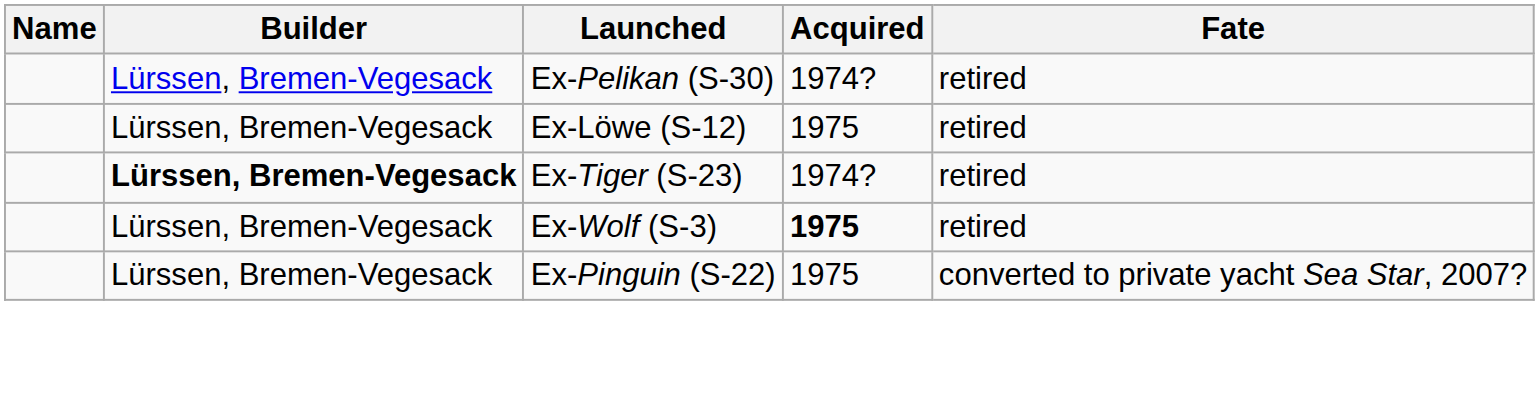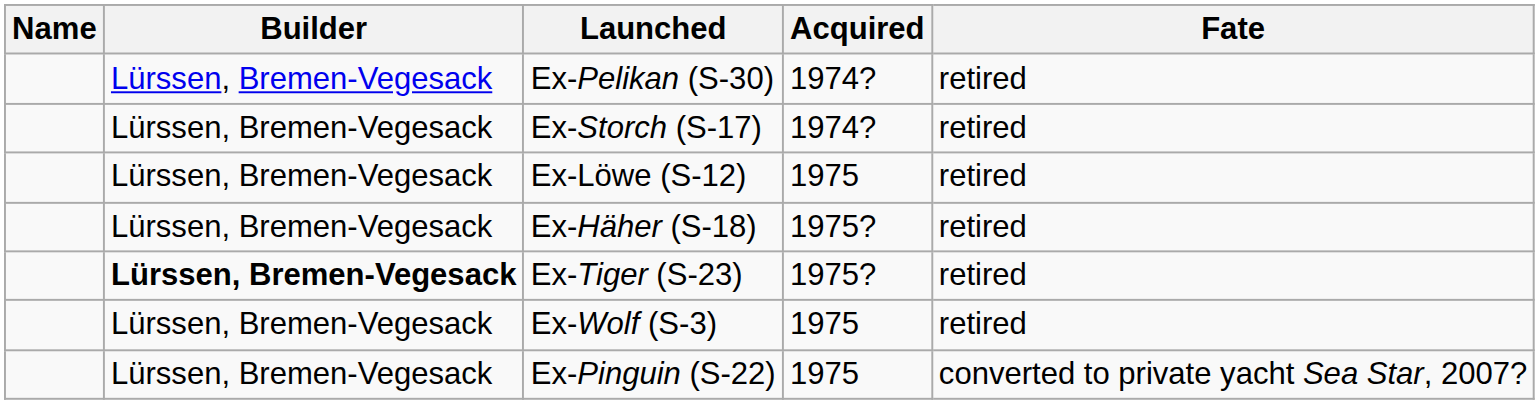+ row: (646, 127)
+ row: (644, 226)
(833, 176) 1974? -> (833, 275) 1975?
(825, 226) bold -> (825, 324) normal
